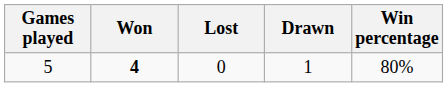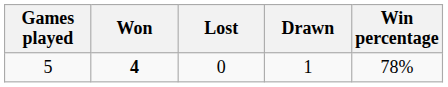(397, 67) 80% -> (397, 67) 78%
